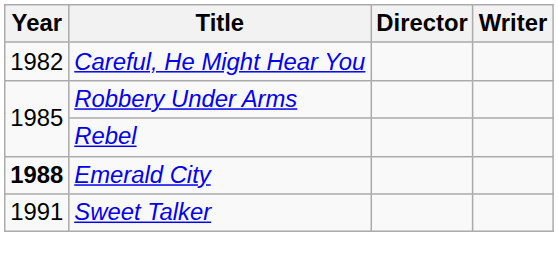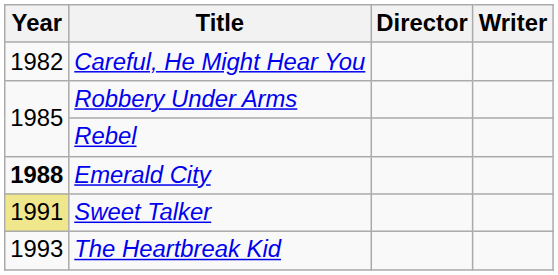(37, 212) no background -> (37, 212) khaki background
+ row: (178, 250)
